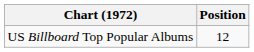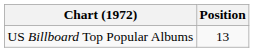(223, 36) 12 -> (223, 36) 13
